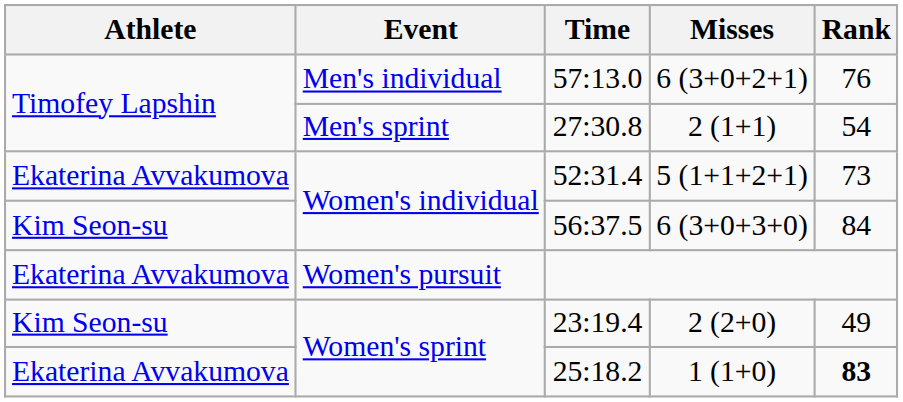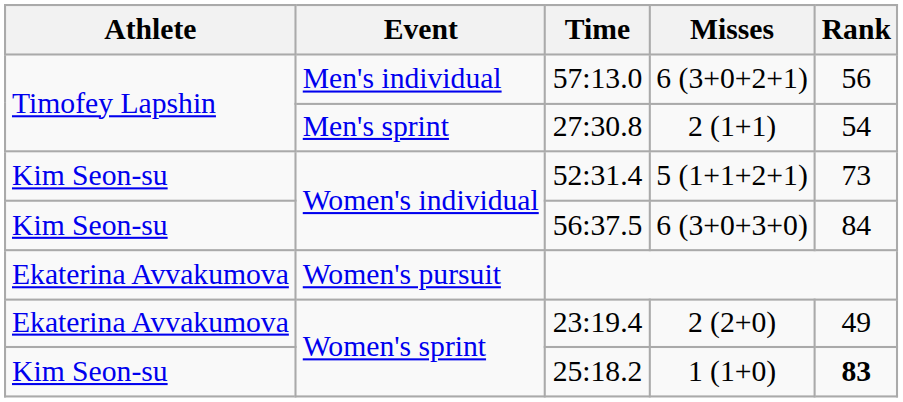(856, 78) 76 -> (856, 78) 56
(150, 176) Ekaterina Avvakumova -> (90, 176) Kim Seon-su
(90, 322) Kim Seon-su -> (150, 322) Ekaterina Avvakumova
(150, 371) Ekaterina Avvakumova -> (90, 371) Kim Seon-su
